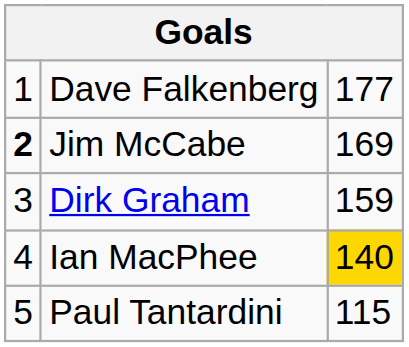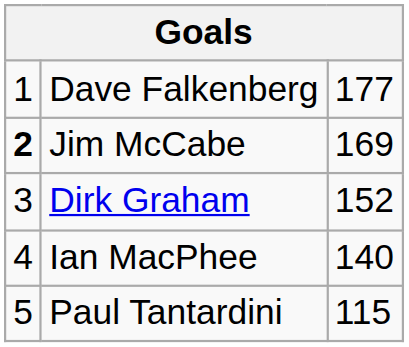(364, 200) 159 -> (364, 200) 152
(364, 256) gold background -> (364, 256) no background
